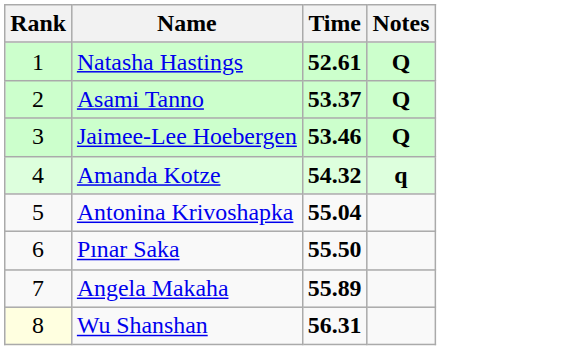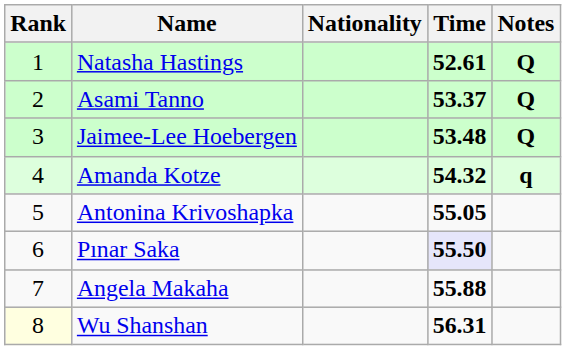+ column: (365, 23)
(335, 136) 53.46 -> (460, 136) 53.48
(335, 212) 55.04 -> (460, 212) 55.05
(335, 250) no background -> (460, 250) lavender background
(335, 288) 55.89 -> (460, 288) 55.88
